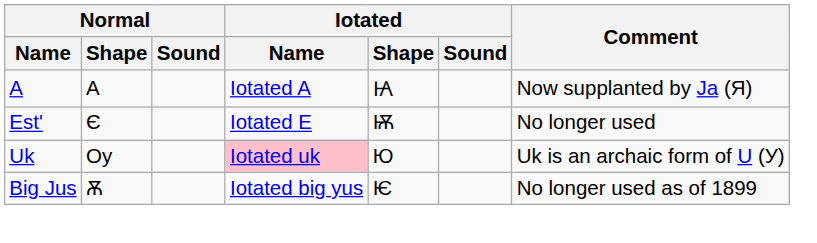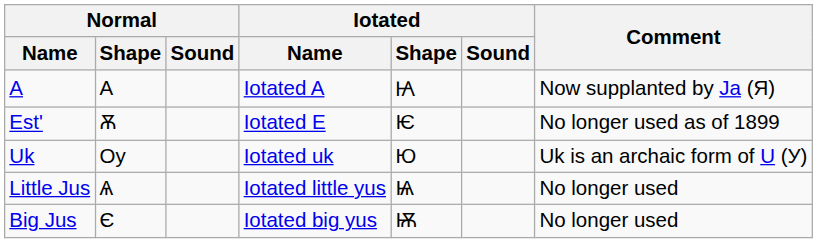(93, 123) Є -> (108, 123) Ѫ
(383, 123) Ѭ -> (405, 123) Ѥ
(586, 123) No longer used -> (660, 123) No longer used as of 1899
(275, 155) pink background -> (289, 155) no background
+ row: (50, 188)
(94, 188) Ѫ -> (107, 220) Є
(382, 188) Ѥ -> (406, 220) Ѭ
(637, 188) No longer used as of 1899 -> (609, 220) No longer used
